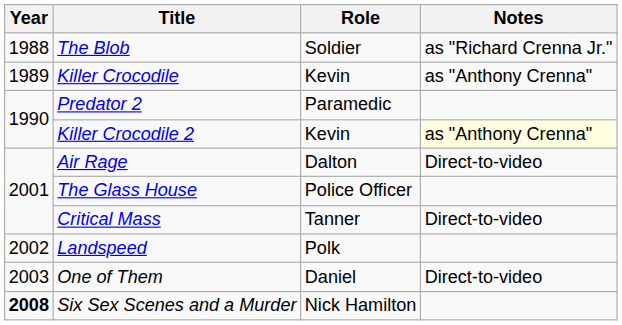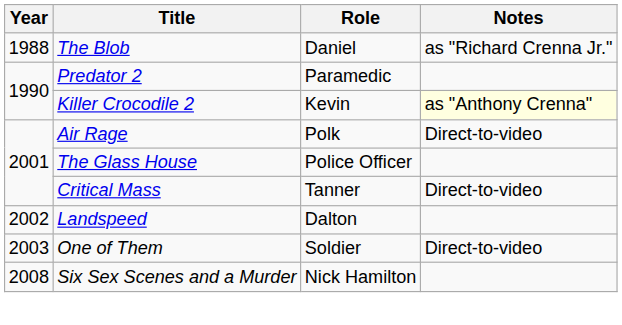(333, 47) Soldier -> (330, 47) Daniel
- row: (118, 76)
(331, 162) Dalton -> (322, 133) Polk
(322, 248) Polk -> (331, 219) Dalton
(330, 276) Daniel -> (333, 248) Soldier
(29, 305) bold -> (29, 276) normal
